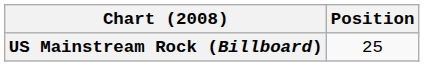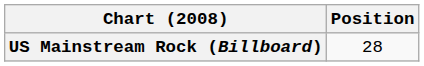(373, 47) 25 -> (373, 47) 28
